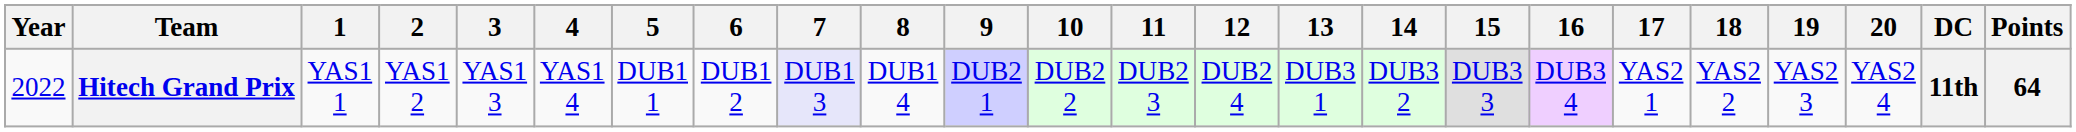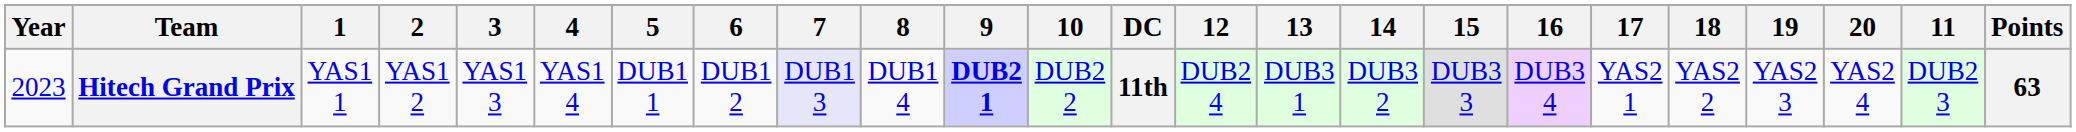columns swapped: (1153, 26) <-> (1953, 26)
(38, 86) 2022 -> (38, 86) 2023
(987, 86) normal -> (987, 86) bold
(2027, 86) 64 -> (2027, 86) 63
